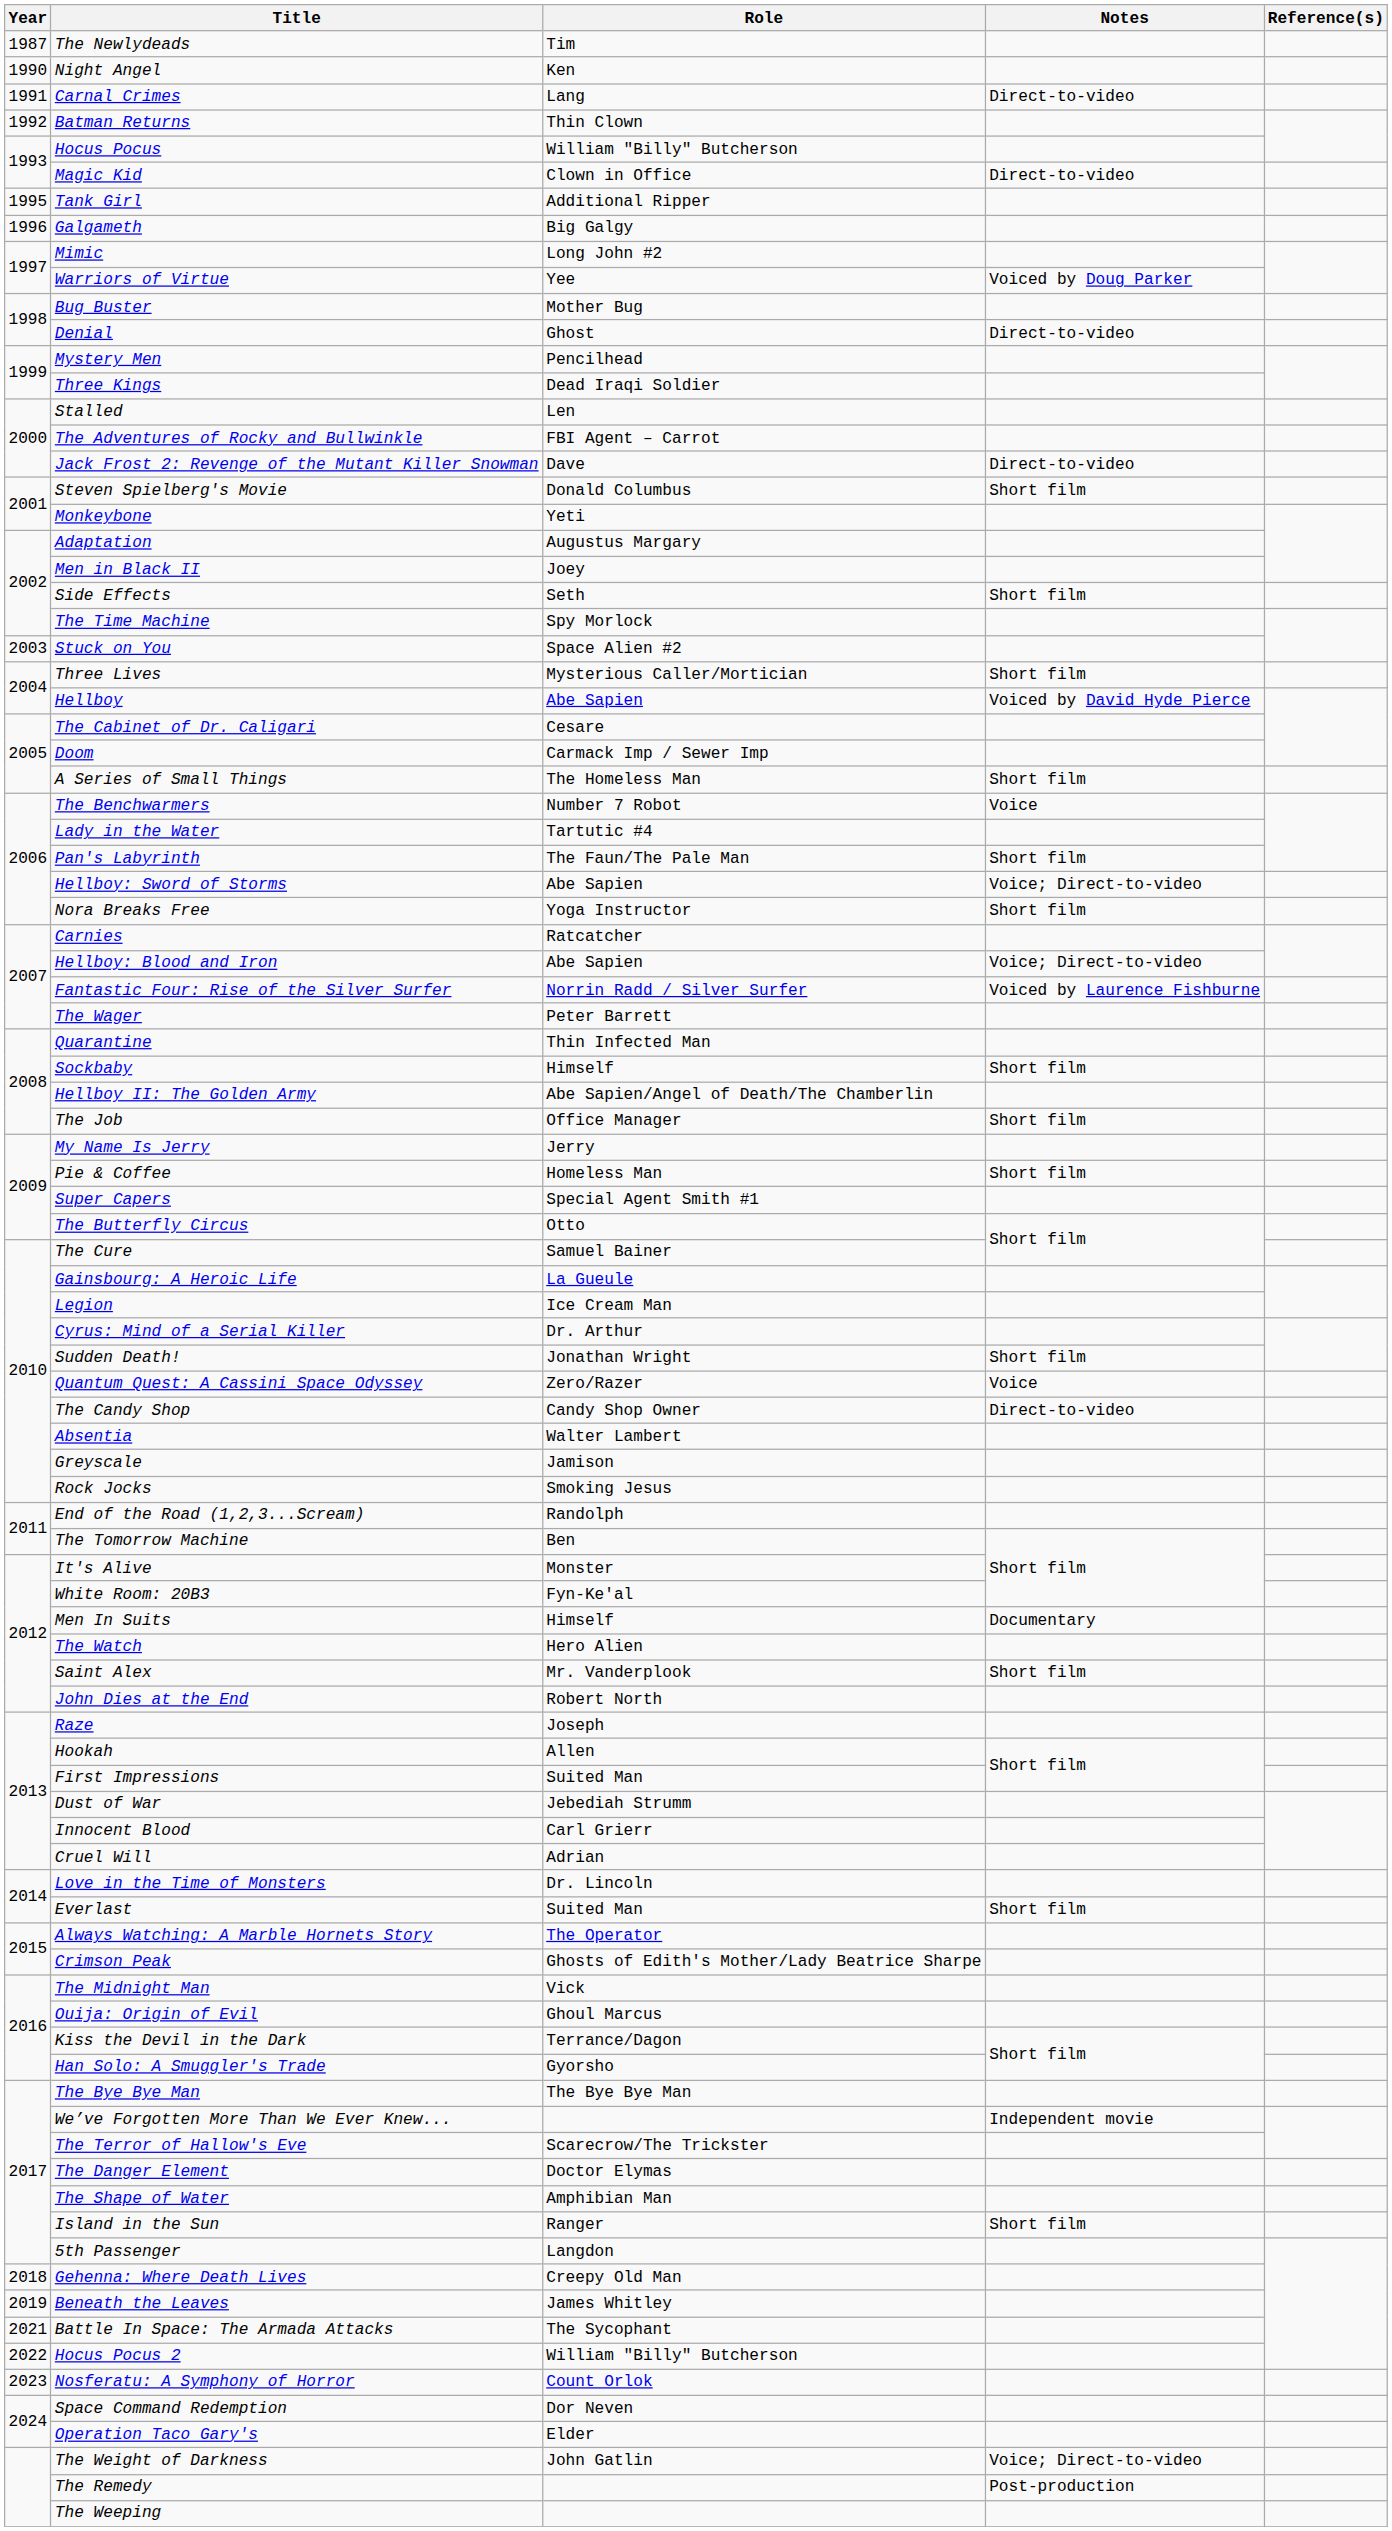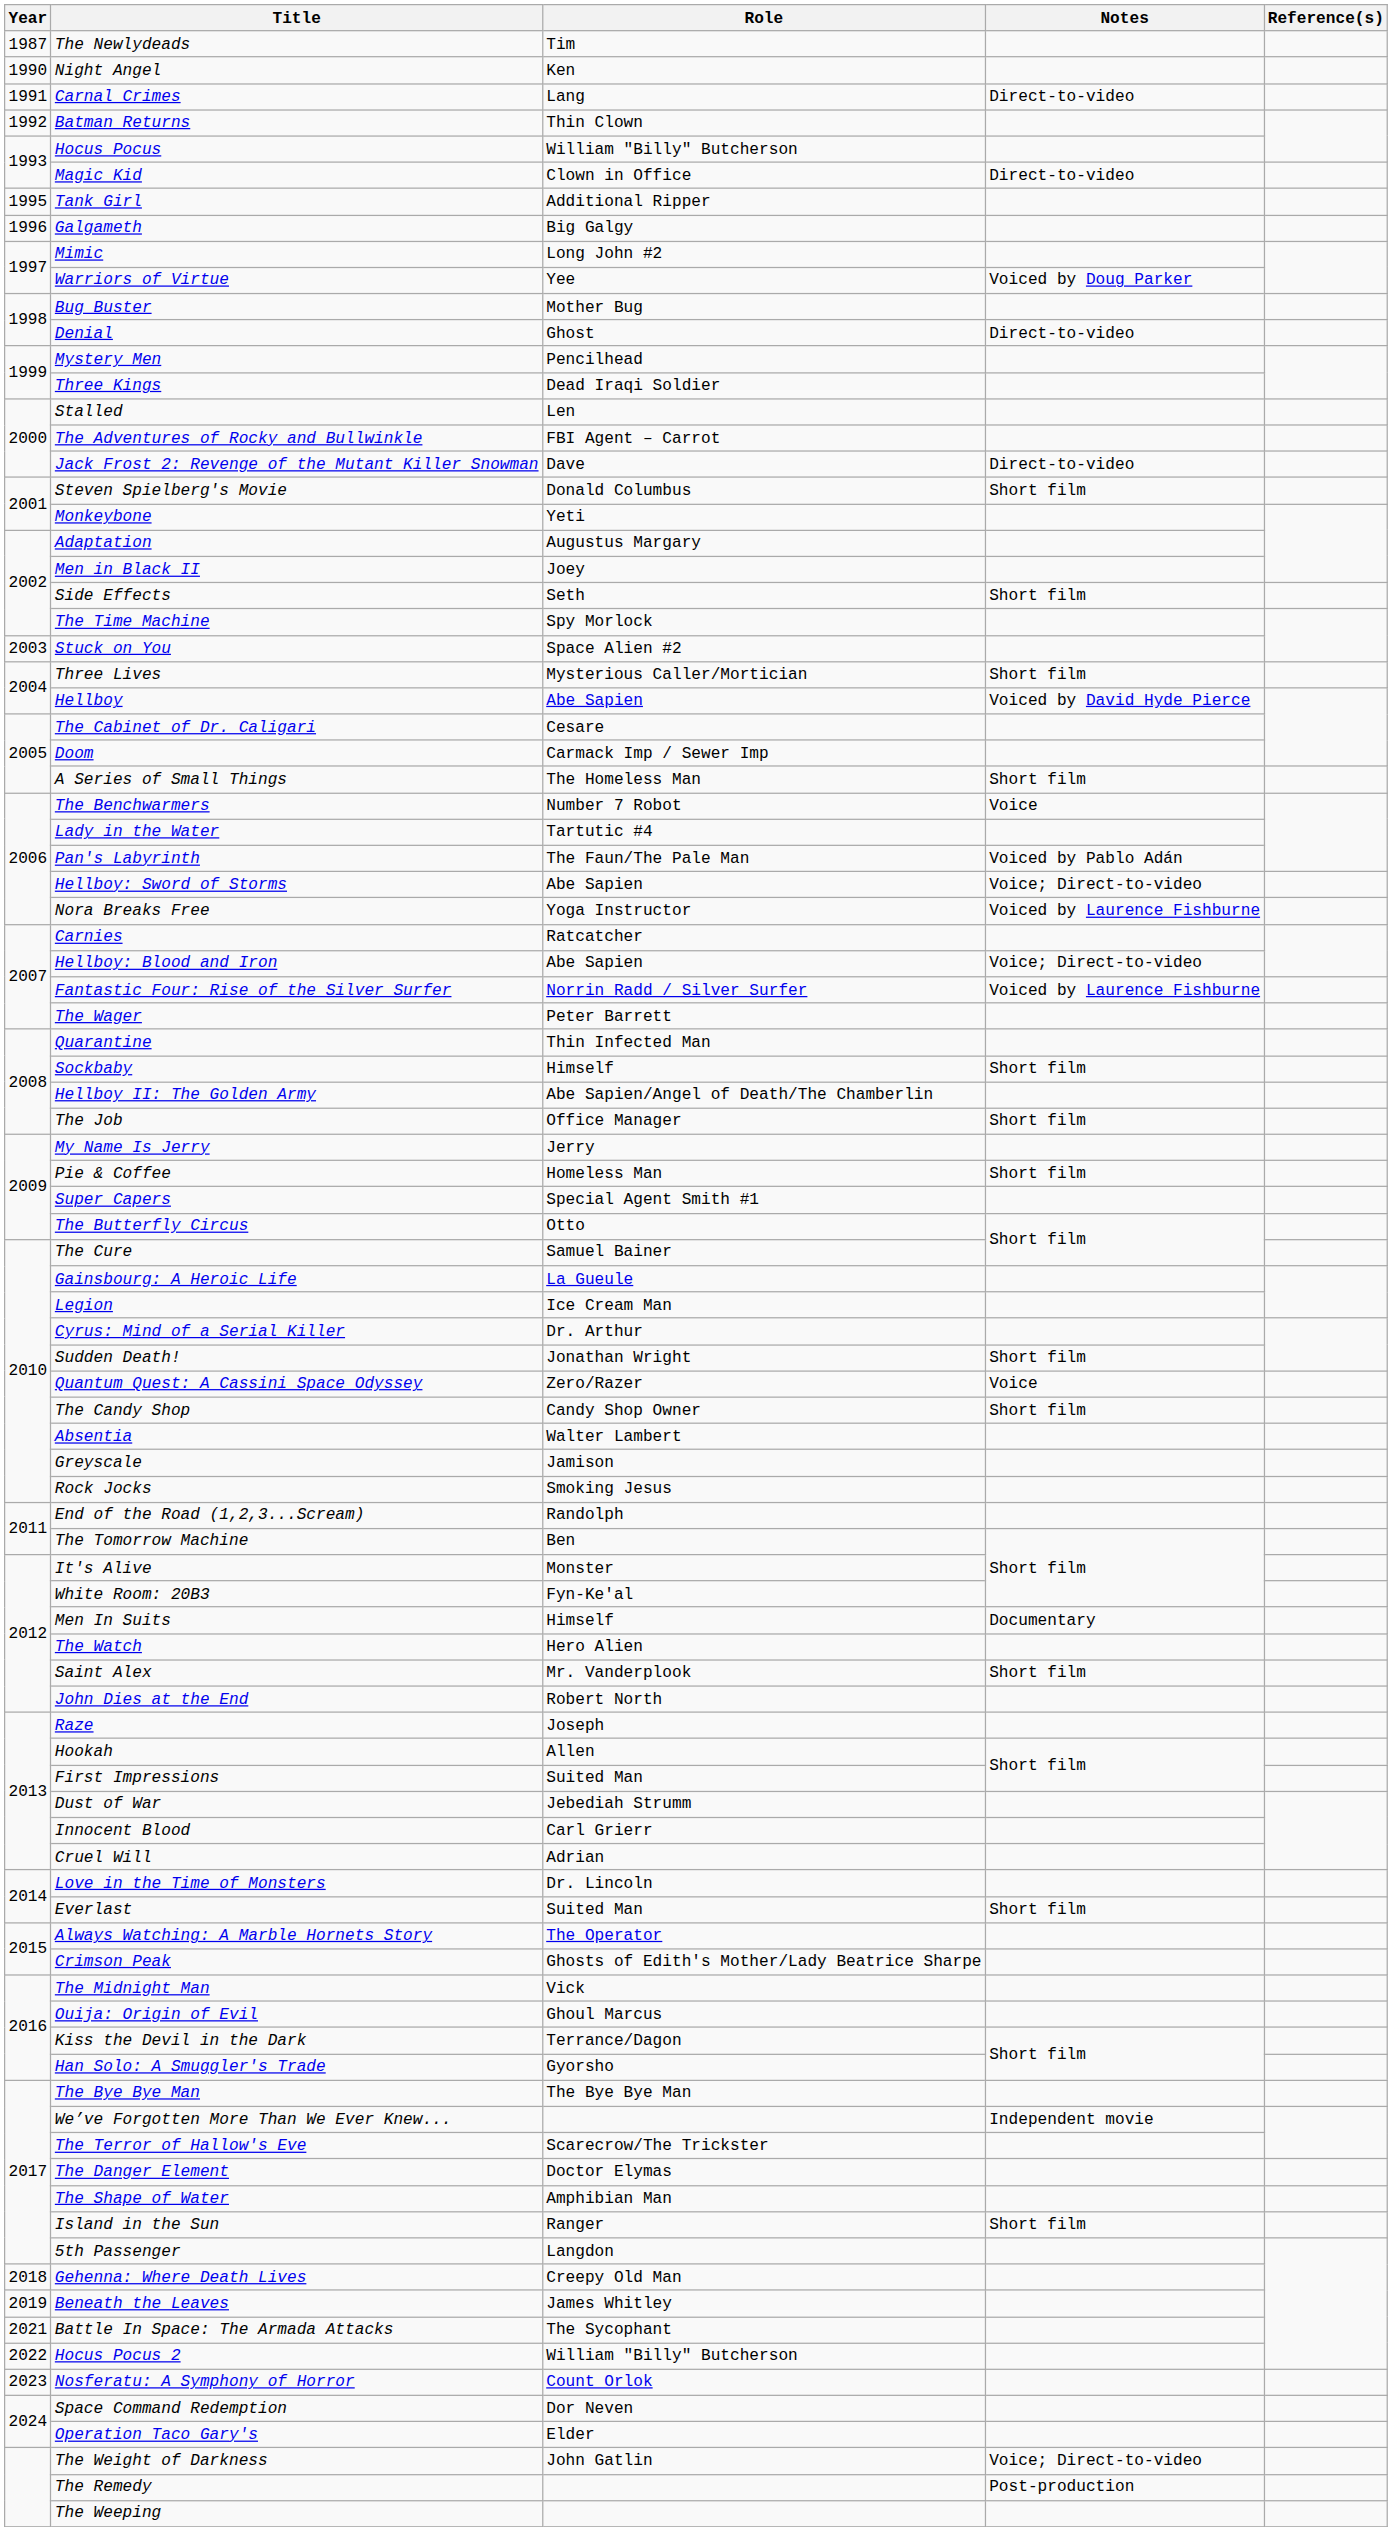(1038, 858) Short film -> (1086, 858) Voiced by Pablo Adán
(1038, 911) Short film -> (1125, 911) Voiced by Laurence Fishburne
(1062, 1410) Direct-to-video -> (1038, 1410) Short film
